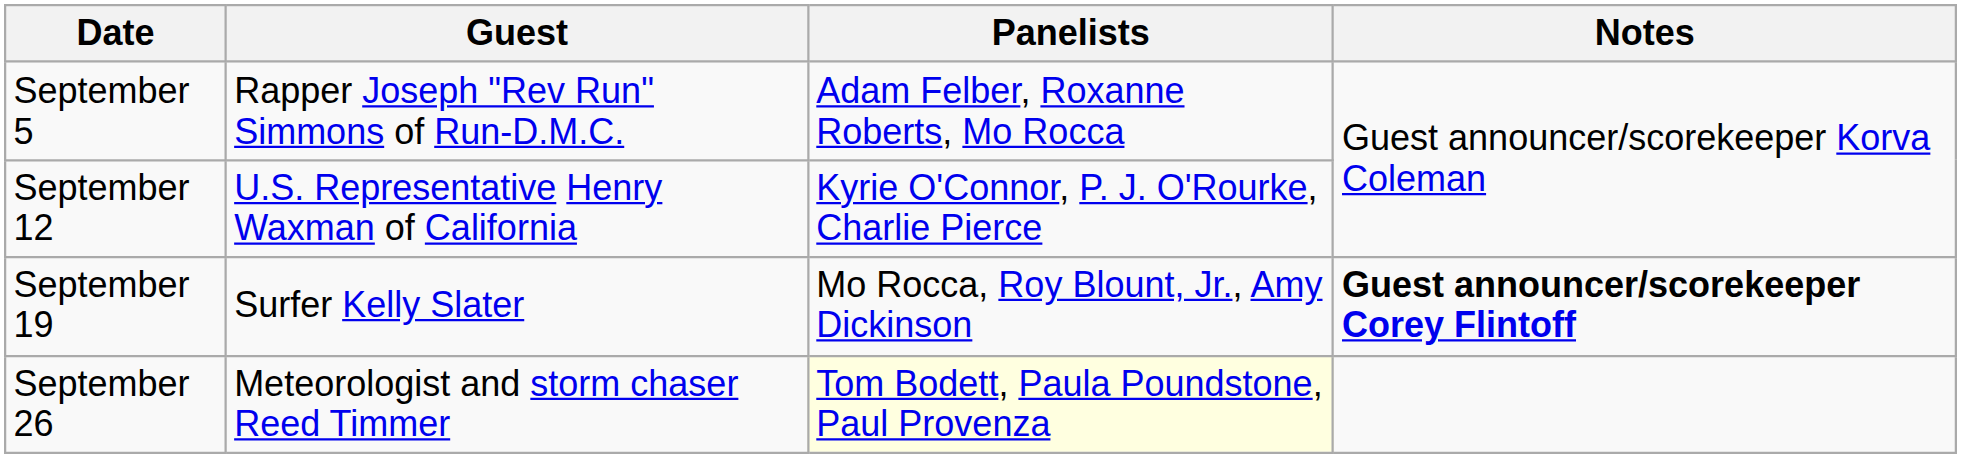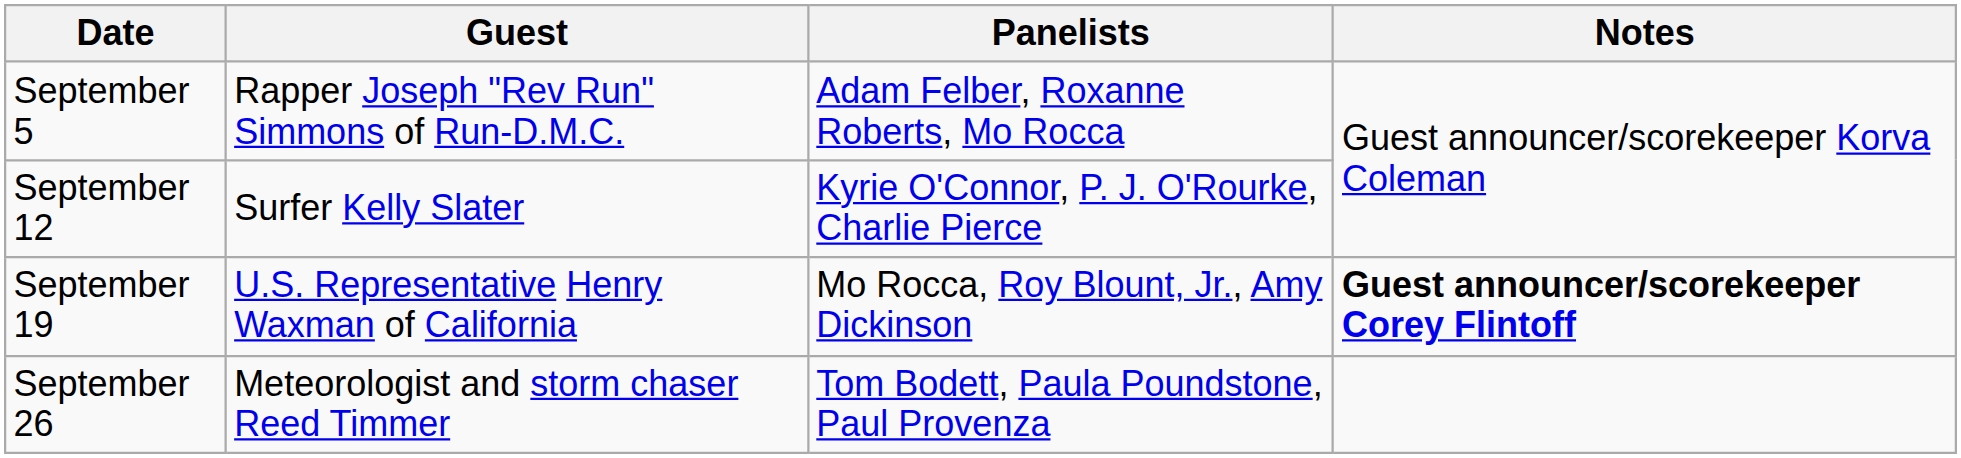(448, 207) U.S. Representative Henry Waxman of California -> (379, 207) Surfer Kelly Slater
(379, 305) Surfer Kelly Slater -> (448, 305) U.S. Representative Henry Waxman of California
(1069, 403) lightyellow background -> (1069, 403) no background
